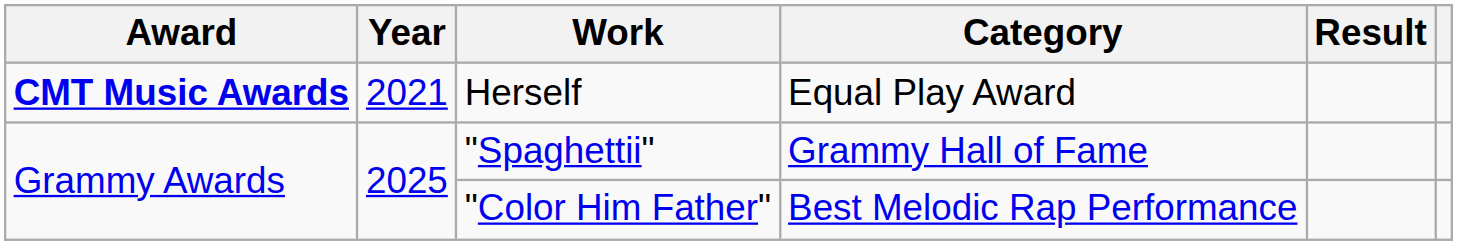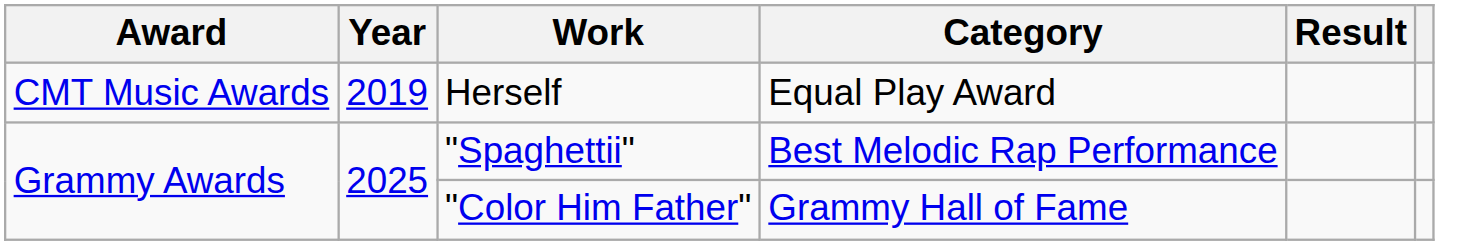(181, 92) bold -> (171, 92) normal
(407, 92) 2021 -> (387, 92) 2019
(968, 150) Grammy Hall of Fame -> (1023, 150) Best Melodic Rap Performance
(1043, 208) Best Melodic Rap Performance -> (948, 208) Grammy Hall of Fame
